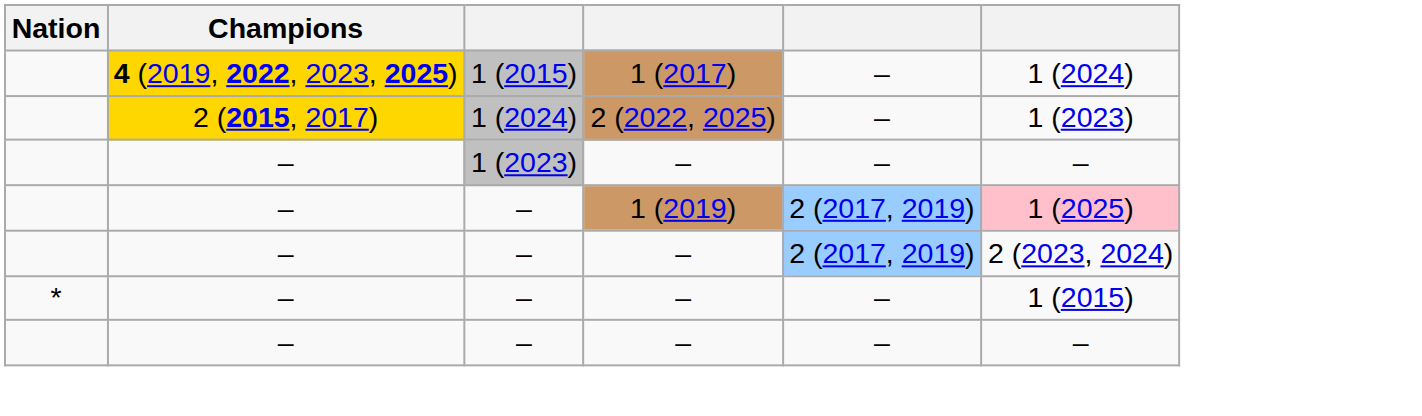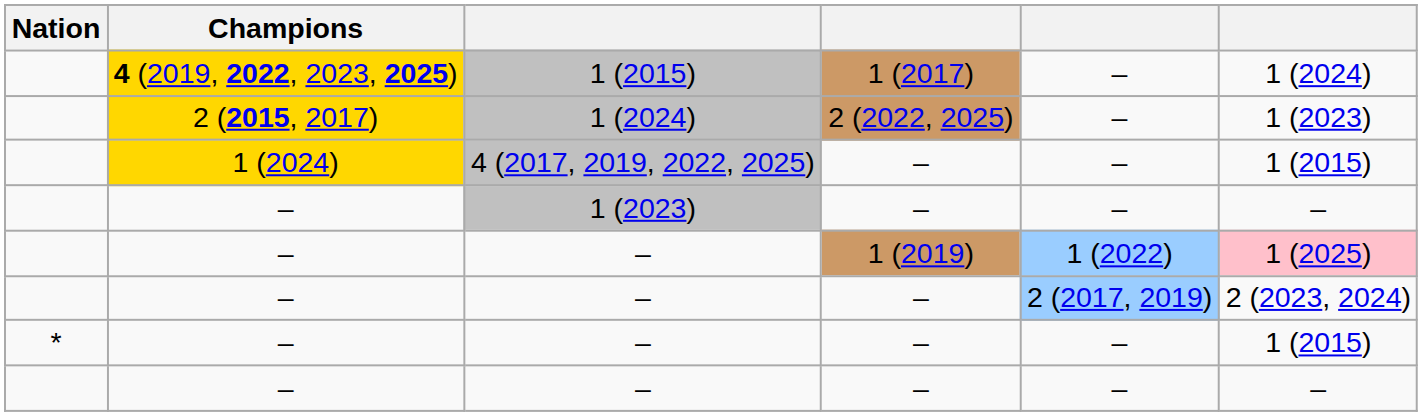+ row: (643, 163)
(882, 208) 2 (2017, 2019) -> (1120, 253) 1 (2022)
